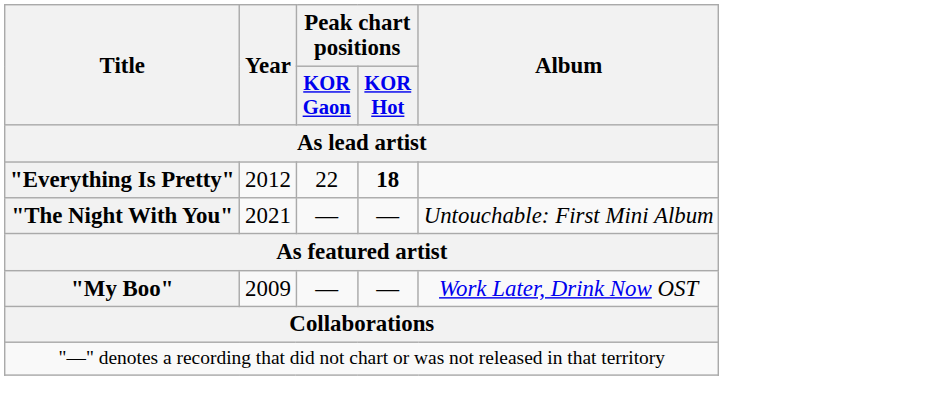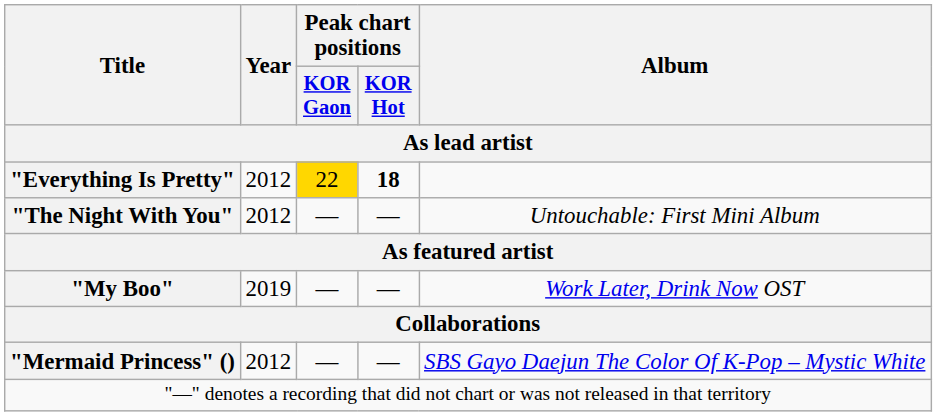(327, 179) no background -> (327, 179) gold background
(268, 215) 2021 -> (268, 215) 2012
(268, 288) 2009 -> (268, 288) 2019
+ row: (122, 360)
